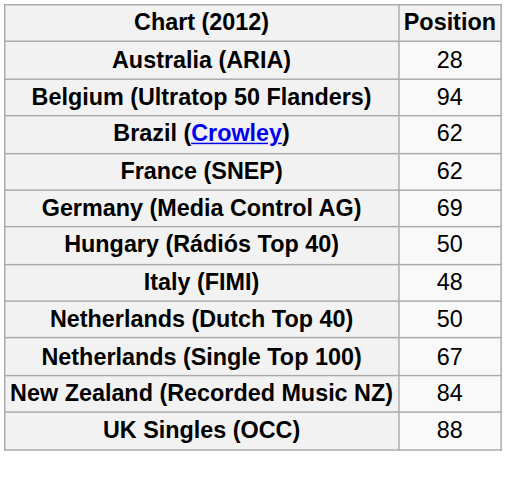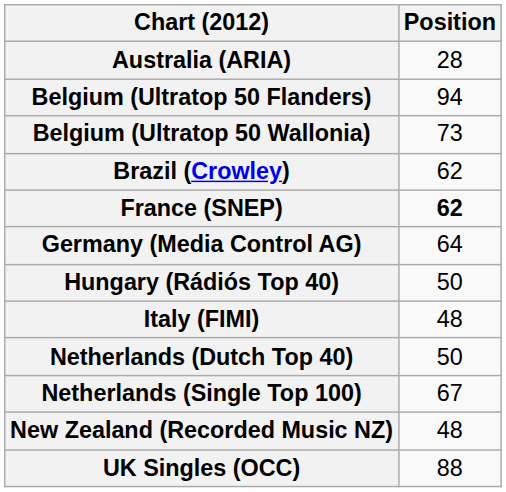+ row: (202, 134)
(450, 171) normal -> (450, 208) bold
(450, 208) 69 -> (450, 245) 64
(450, 393) 84 -> (450, 430) 48
